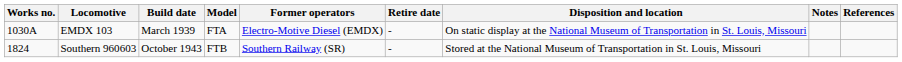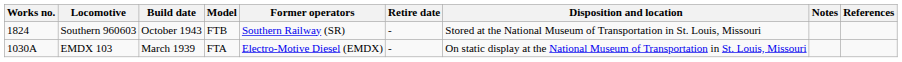rows swapped: (86, 30) <-> (98, 48)
